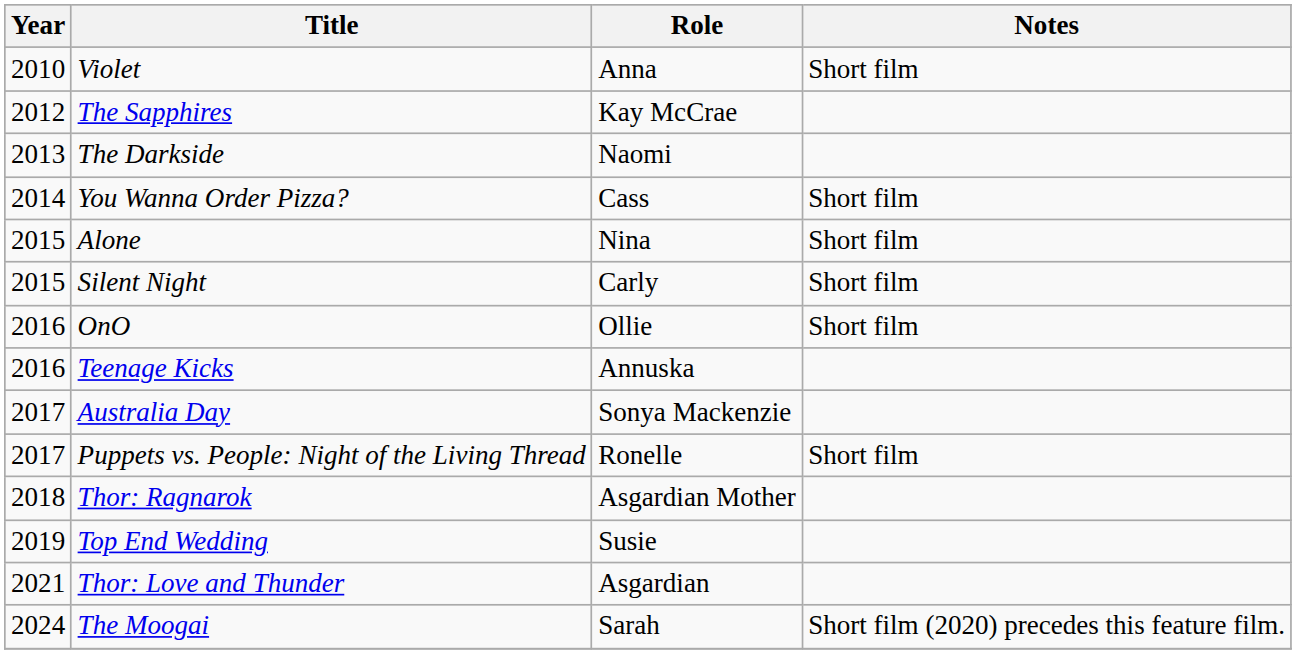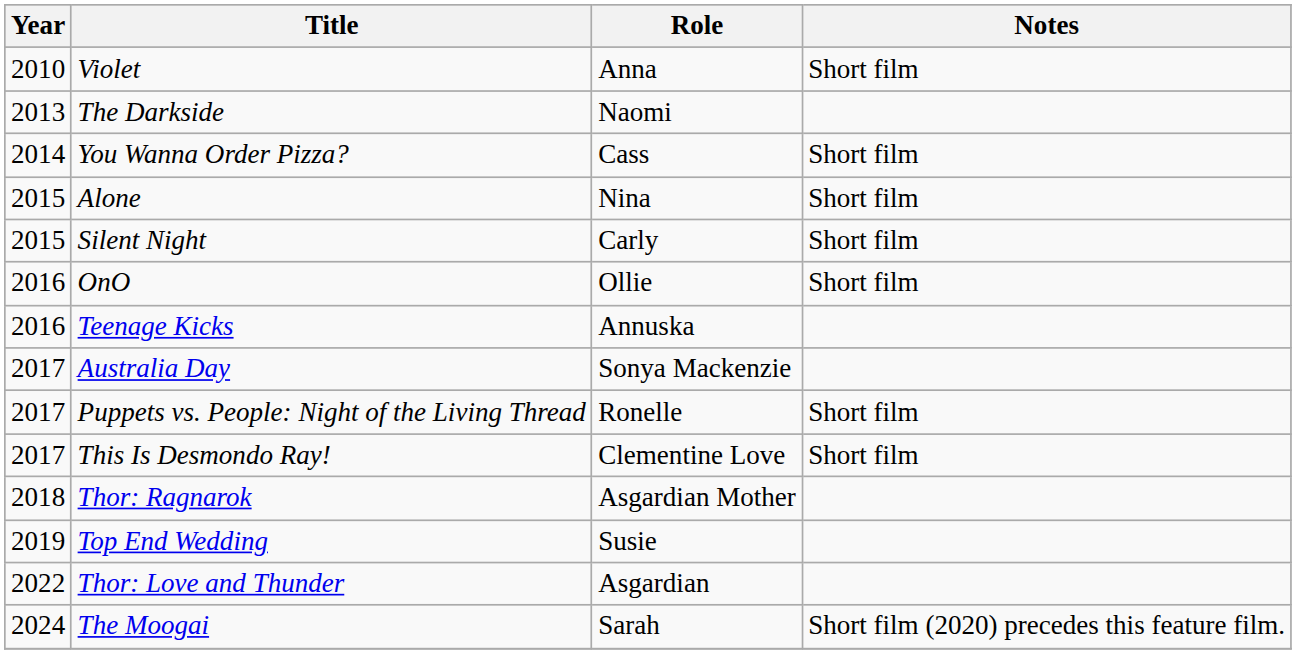- row: (155, 111)
+ row: (204, 454)
(38, 583) 2021 -> (38, 583) 2022
